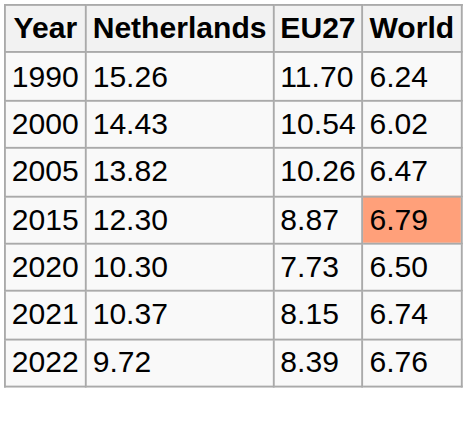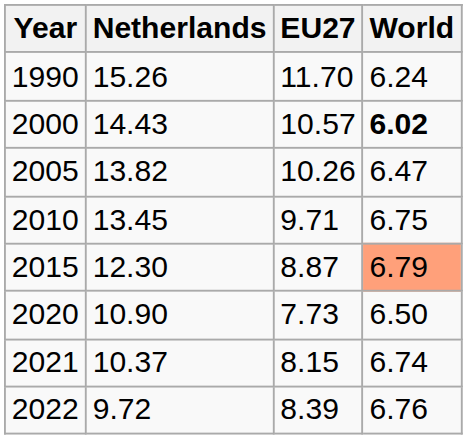(318, 123) 10.54 -> (318, 123) 10.57
(399, 123) normal -> (399, 123) bold
+ row: (45, 219)
(130, 266) 10.30 -> (130, 314) 10.90
